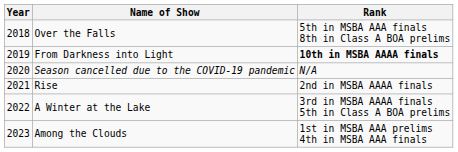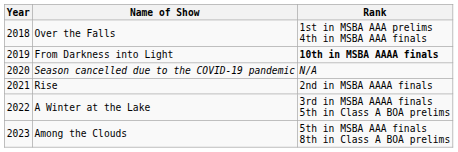(375, 33) 5th in MSBA AAA finals 8th in Class A BOA prelims -> (366, 33) 1st in MSBA AAA prelims 4th in MSBA AAA finals
(366, 134) 1st in MSBA AAA prelims 4th in MSBA AAA finals -> (375, 134) 5th in MSBA AAA finals 8th in Class A BOA prelims
